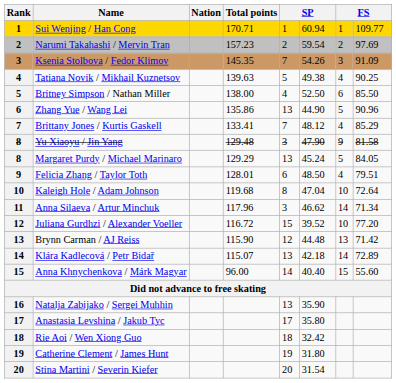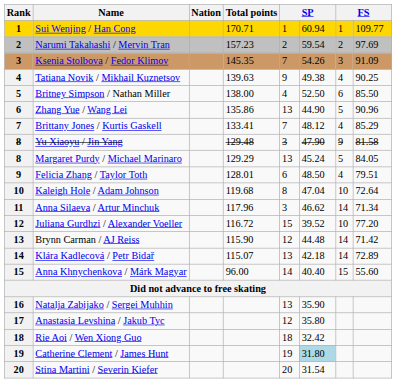(285, 77) 5 -> (285, 77) 9
(343, 239) 13 -> (343, 239) 14
(287, 321) 17 -> (287, 321) 12
(313, 353) no background -> (313, 353) lightblue background
